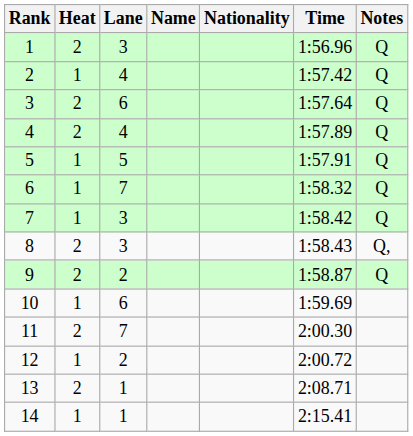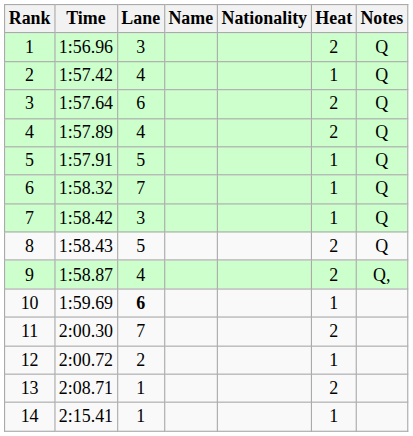columns swapped: (77, 18) <-> (325, 18)
(123, 246) 3 -> (141, 246) 5
(382, 246) Q, -> (382, 246) Q
(123, 274) 2 -> (141, 274) 4
(382, 274) Q -> (382, 274) Q,
(123, 302) normal -> (141, 302) bold
